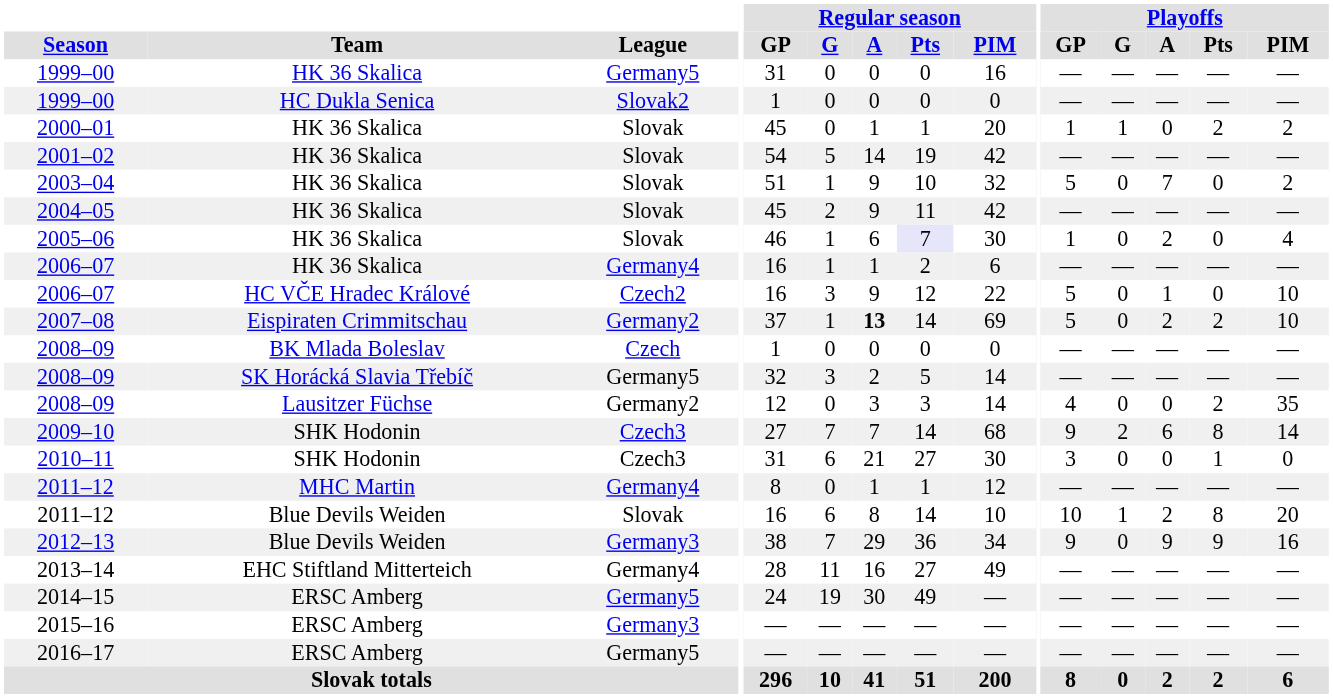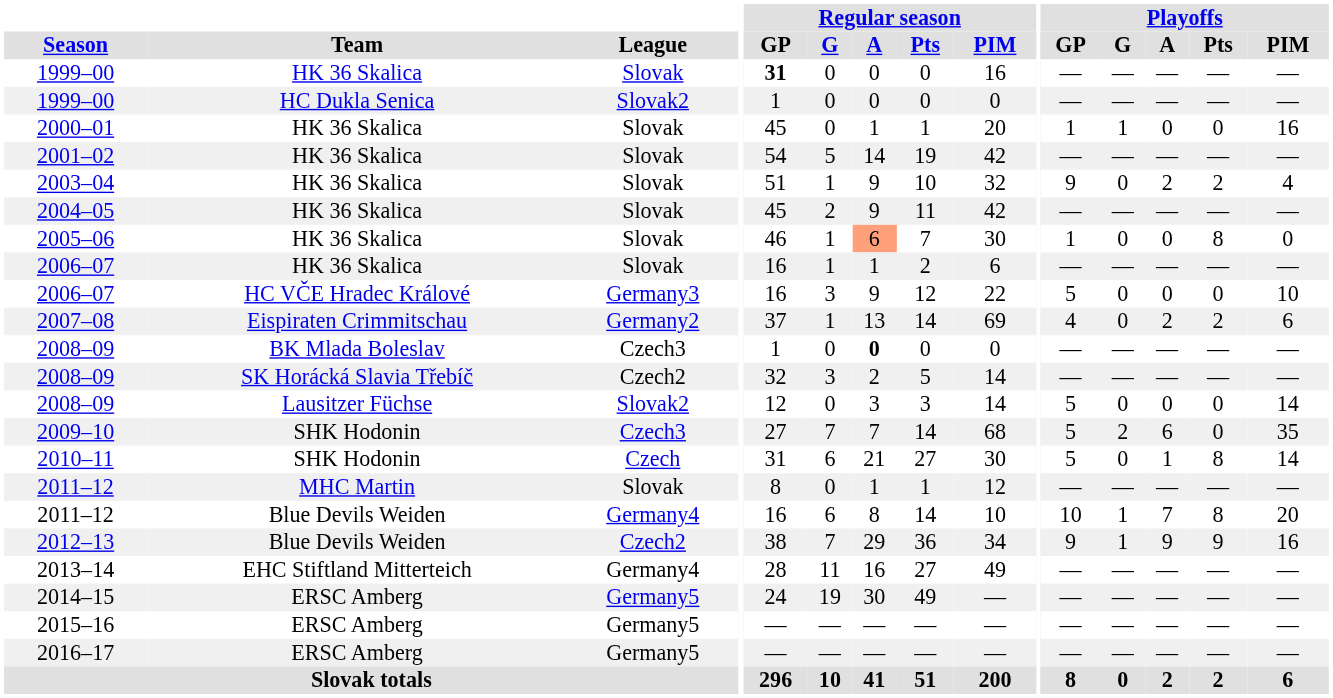(653, 72) Germany5 -> (653, 72) Slovak
(776, 72) normal -> (776, 72) bold
(1218, 128) 2 -> (1218, 128) 0
(1288, 128) 2 -> (1288, 128) 16
(1071, 183) 5 -> (1071, 183) 9
(1167, 183) 7 -> (1167, 183) 2
(1218, 183) 0 -> (1218, 183) 2
(1288, 183) 2 -> (1288, 183) 4
(874, 238) no background -> (874, 238) lightsalmon background
(925, 238) lavender background -> (925, 238) no background
(1167, 238) 2 -> (1167, 238) 0
(1218, 238) 0 -> (1218, 238) 8
(1288, 238) 4 -> (1288, 238) 0
(653, 266) Germany4 -> (653, 266) Slovak
(653, 293) Czech2 -> (653, 293) Germany3
(1167, 293) 1 -> (1167, 293) 0
(874, 321) bold -> (874, 321) normal
(1071, 321) 5 -> (1071, 321) 4
(1288, 321) 10 -> (1288, 321) 6
(653, 348) Czech -> (653, 348) Czech3
(874, 348) normal -> (874, 348) bold
(653, 376) Germany5 -> (653, 376) Czech2
(653, 404) Germany2 -> (653, 404) Slovak2
(1071, 404) 4 -> (1071, 404) 5
(1218, 404) 2 -> (1218, 404) 0
(1288, 404) 35 -> (1288, 404) 14
(1071, 431) 9 -> (1071, 431) 5
(1218, 431) 8 -> (1218, 431) 0
(1288, 431) 14 -> (1288, 431) 35
(653, 459) Czech3 -> (653, 459) Czech
(1071, 459) 3 -> (1071, 459) 5
(1167, 459) 0 -> (1167, 459) 1
(1218, 459) 1 -> (1218, 459) 8
(1288, 459) 0 -> (1288, 459) 14
(653, 486) Germany4 -> (653, 486) Slovak
(653, 514) Slovak -> (653, 514) Germany4
(1167, 514) 2 -> (1167, 514) 7
(653, 542) Germany3 -> (653, 542) Czech2
(1123, 542) 0 -> (1123, 542) 1
(653, 624) Germany3 -> (653, 624) Germany5
